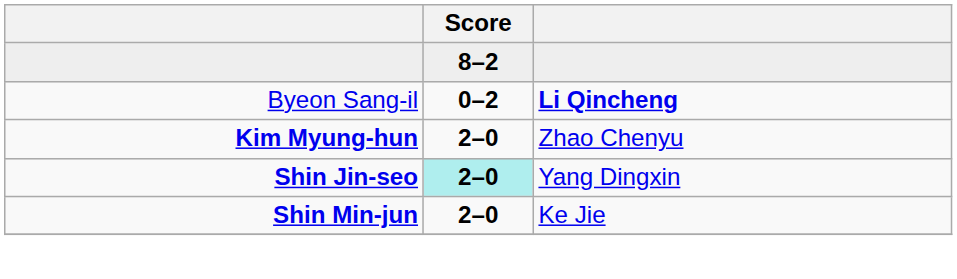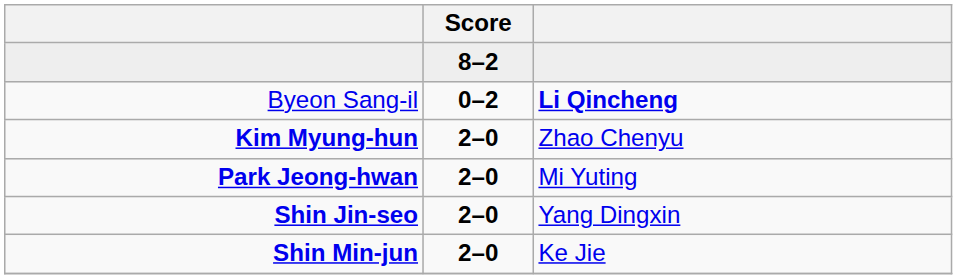+ row: (318, 176)
(478, 176) paleturquoise background -> (478, 215) no background
